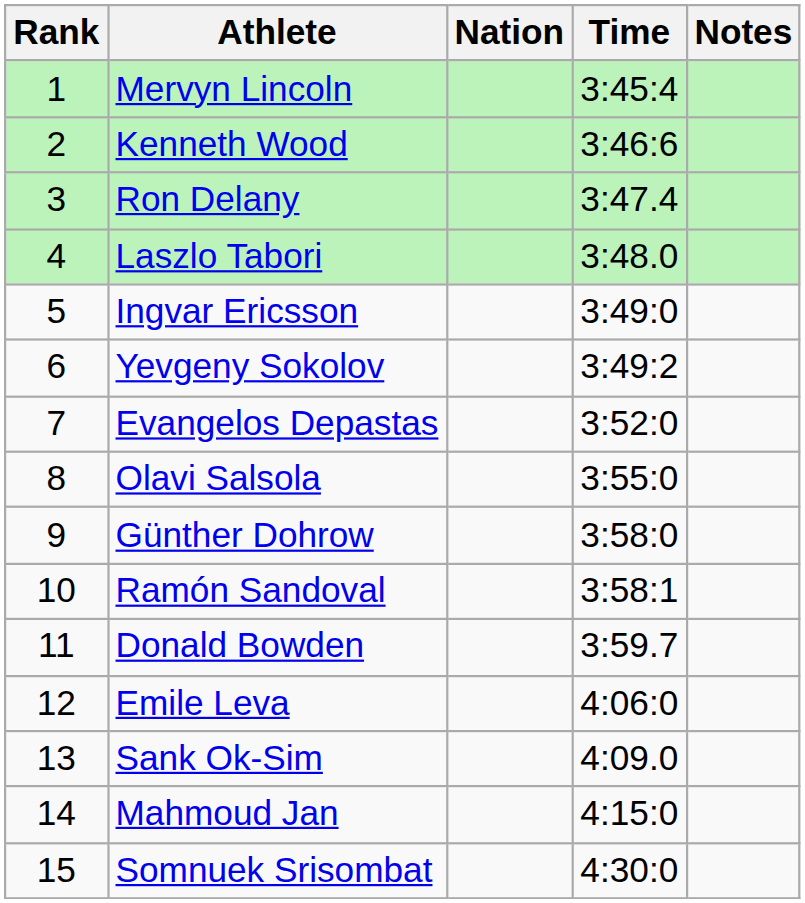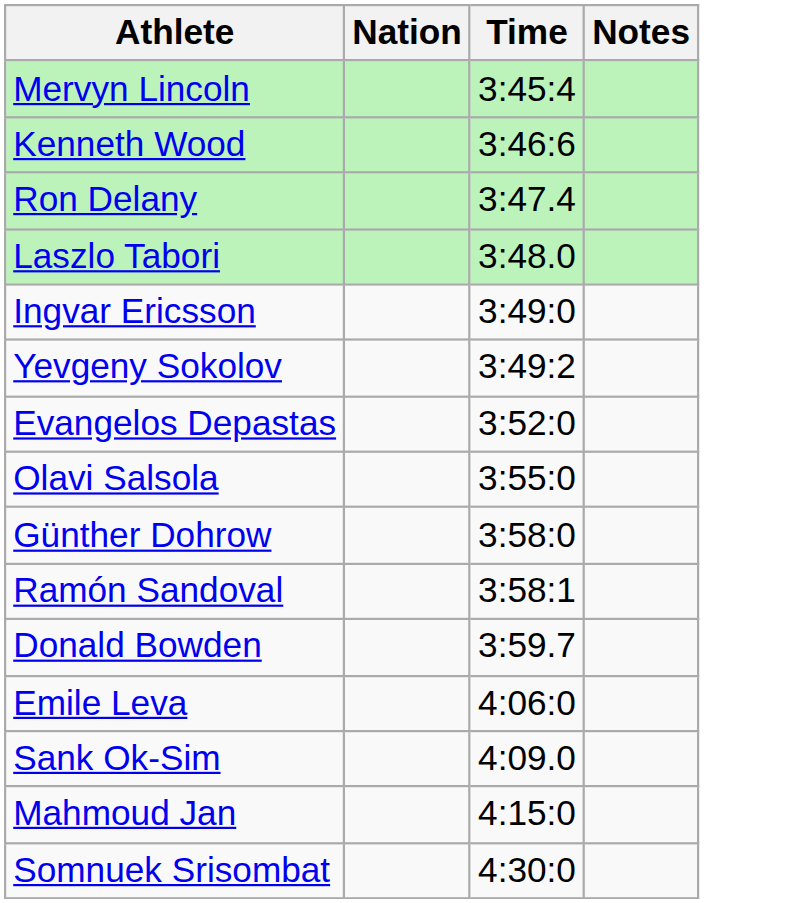- column: (56, 32)
